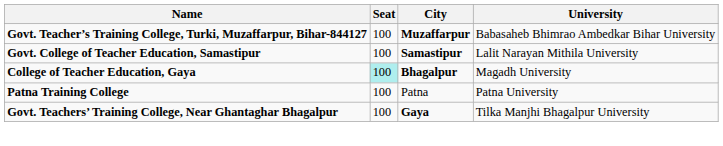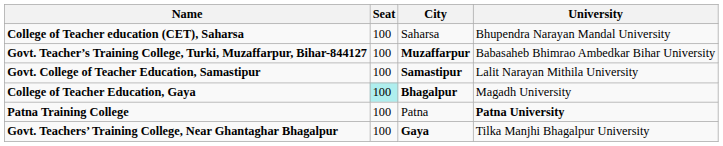+ row: (126, 33)
(517, 92) normal -> (520, 111) bold
